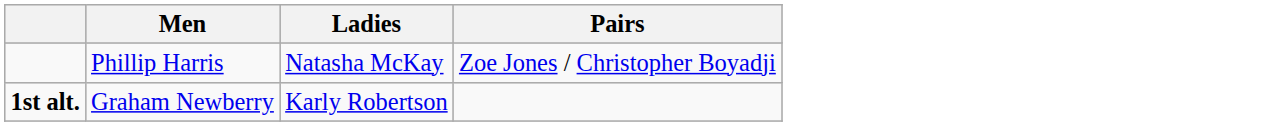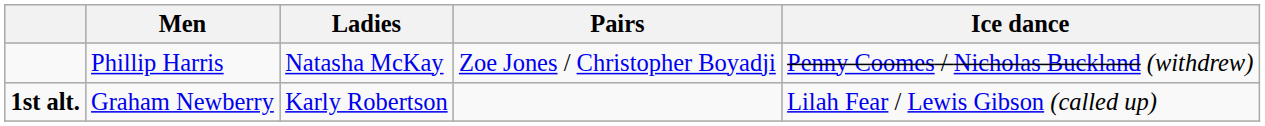+ column: (1020, 23)
